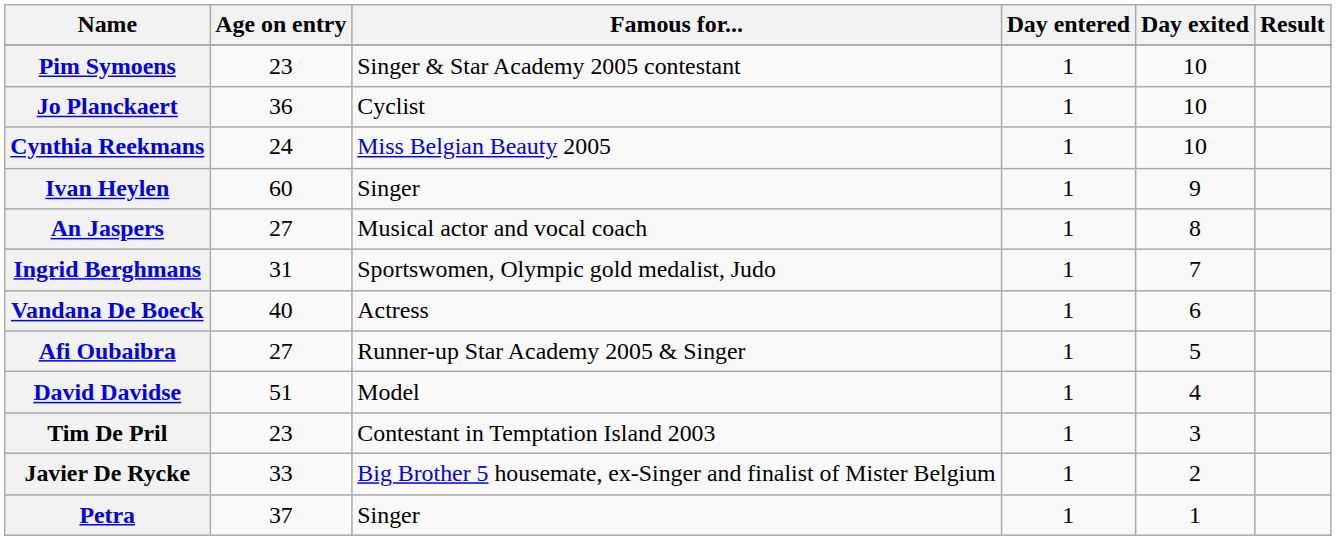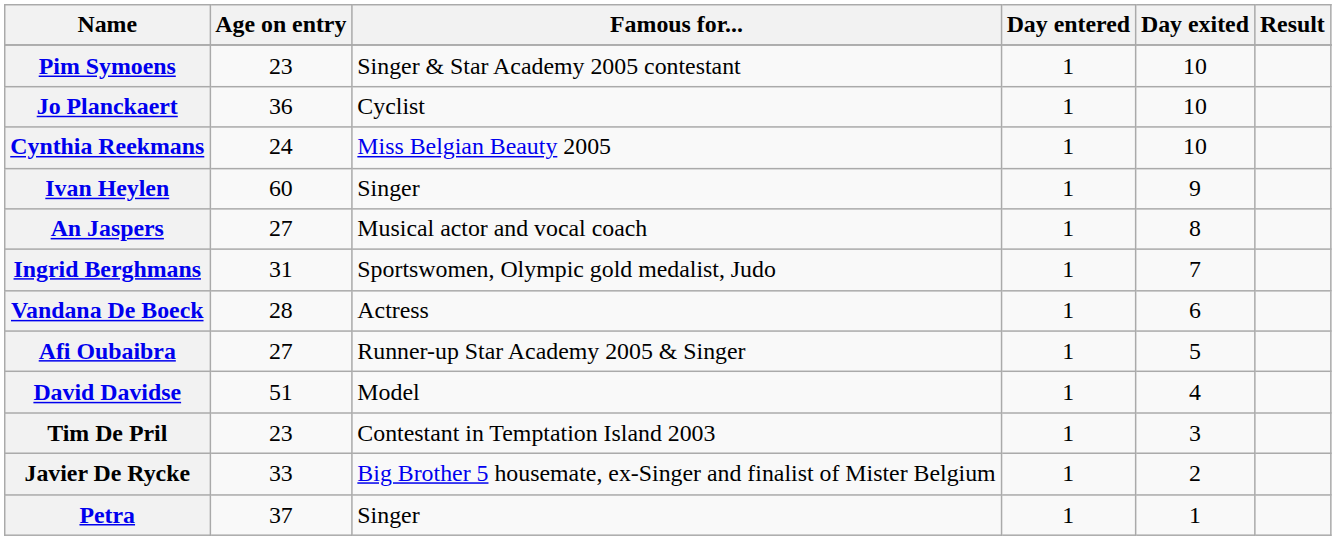(281, 310) 40 -> (281, 310) 28
